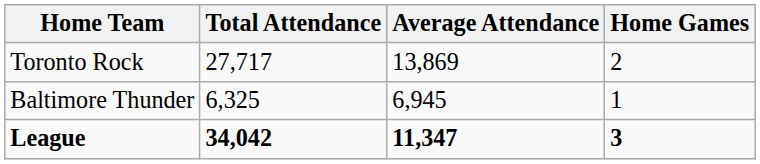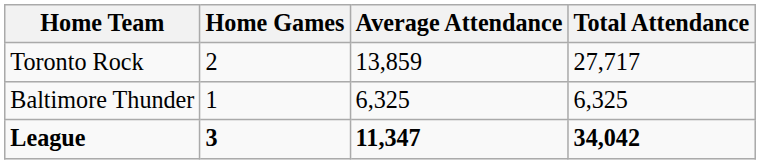columns swapped: (680, 23) <-> (293, 23)
(426, 61) 13,869 -> (389, 61) 13,859
(419, 100) 6,945 -> (383, 100) 6,325
